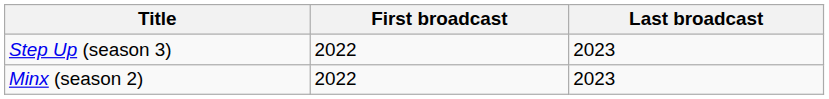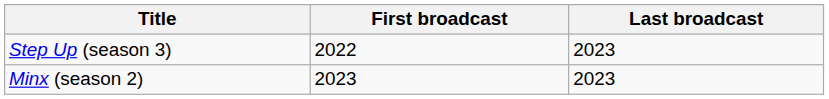(335, 79) 2022 -> (335, 79) 2023
